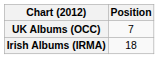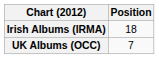rows swapped: (56, 45) <-> (56, 29)
